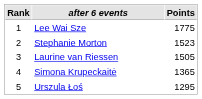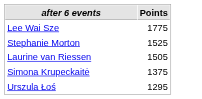- column: (18, 12)
(185, 42) 1523 -> (158, 42) 1525
(185, 72) 1365 -> (158, 72) 1375
